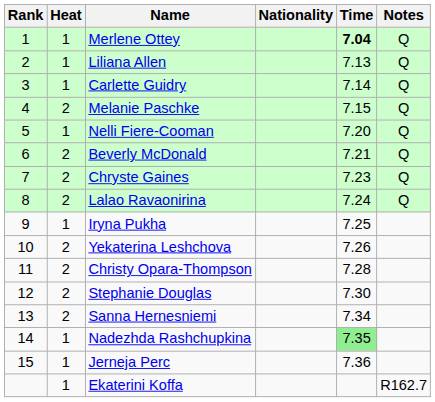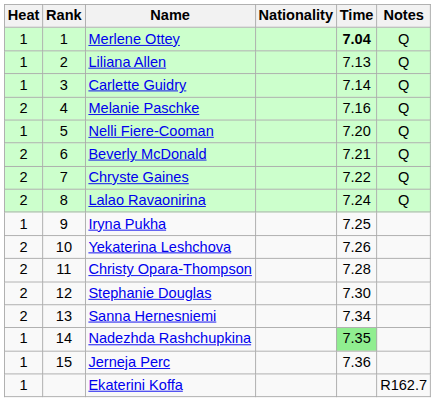columns swapped: (26, 16) <-> (66, 16)
(357, 108) 7.15 -> (357, 108) 7.16
(357, 177) 7.23 -> (357, 177) 7.22
